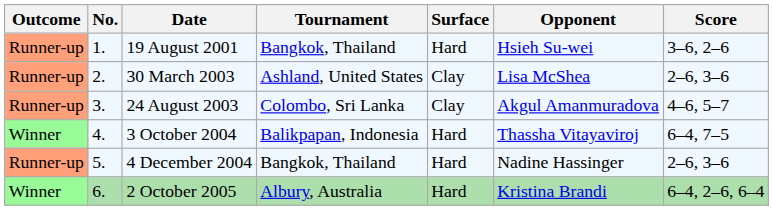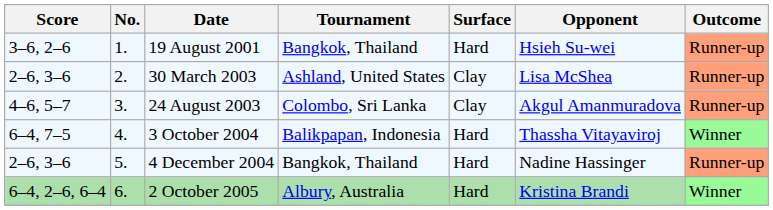columns swapped: (46, 18) <-> (716, 18)
